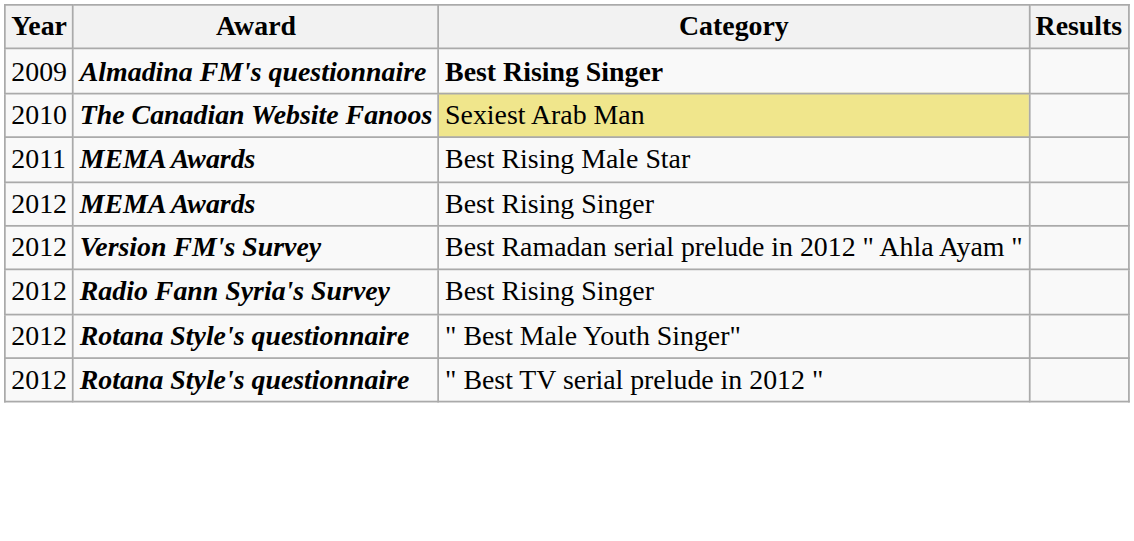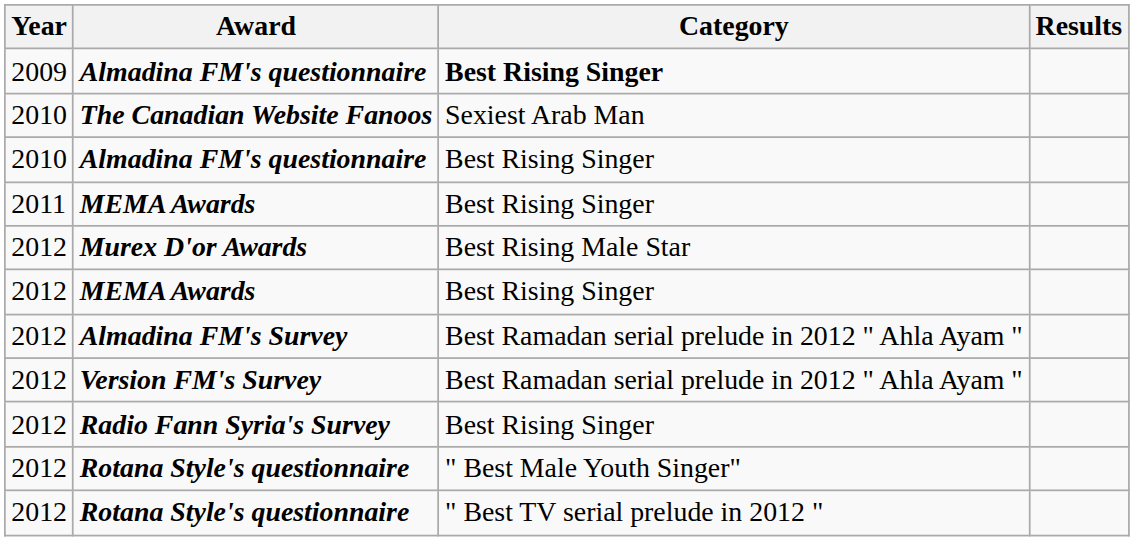(545, 114) khaki background -> (545, 114) no background
+ row: (39, 159)
(568, 159) Best Rising Male Star -> (550, 203) Best Rising Singer
+ row: (39, 247)
+ row: (39, 335)
